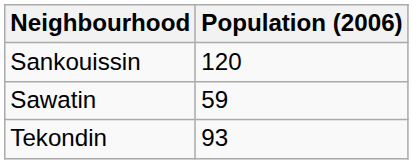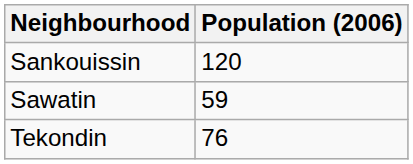(215, 138) 93 -> (215, 138) 76
